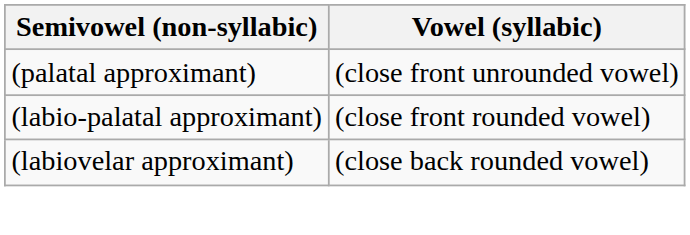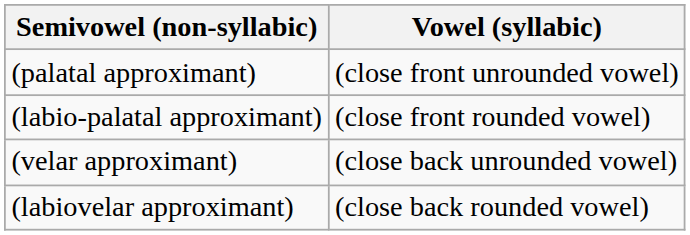+ row: (124, 161)
